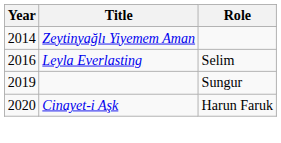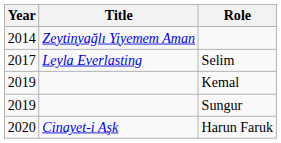(22, 60) 2016 -> (22, 60) 2017
+ row: (220, 82)
